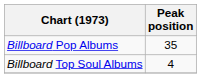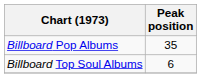(171, 63) 4 -> (171, 63) 6
